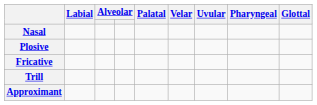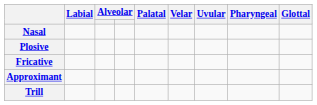rows swapped: (34, 92) <-> (34, 77)
